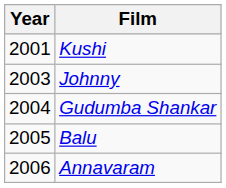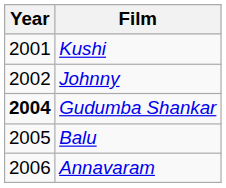(30, 78) 2003 -> (30, 78) 2002
(30, 108) normal -> (30, 108) bold
